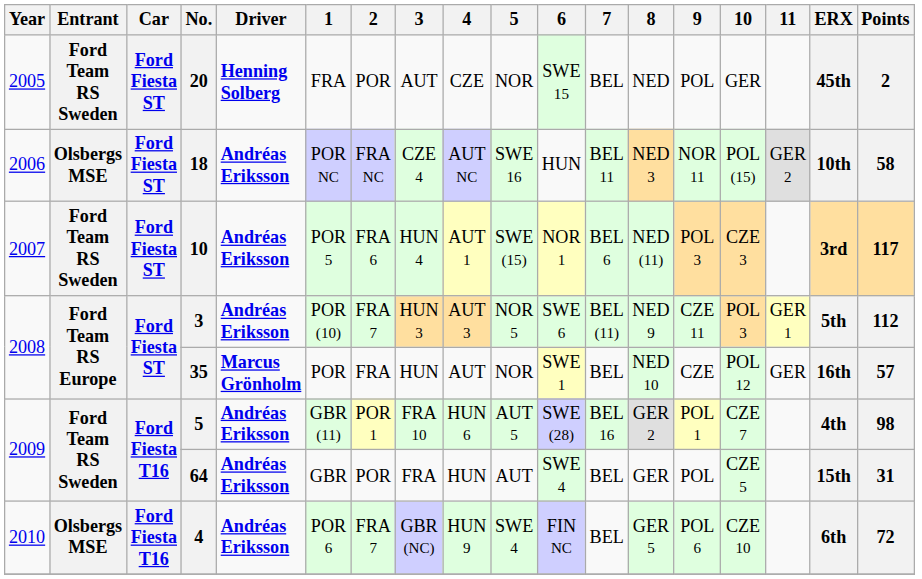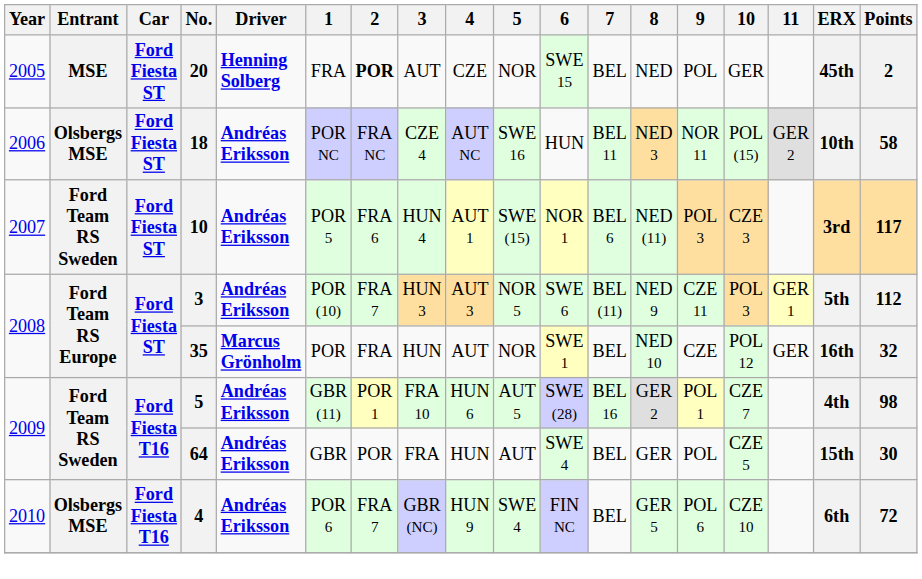(88, 81) Ford Team RS Sweden -> (88, 71) MSE
(373, 81) normal -> (375, 71) bold
(885, 372) 57 -> (888, 351) 32
(885, 475) 31 -> (888, 454) 30
